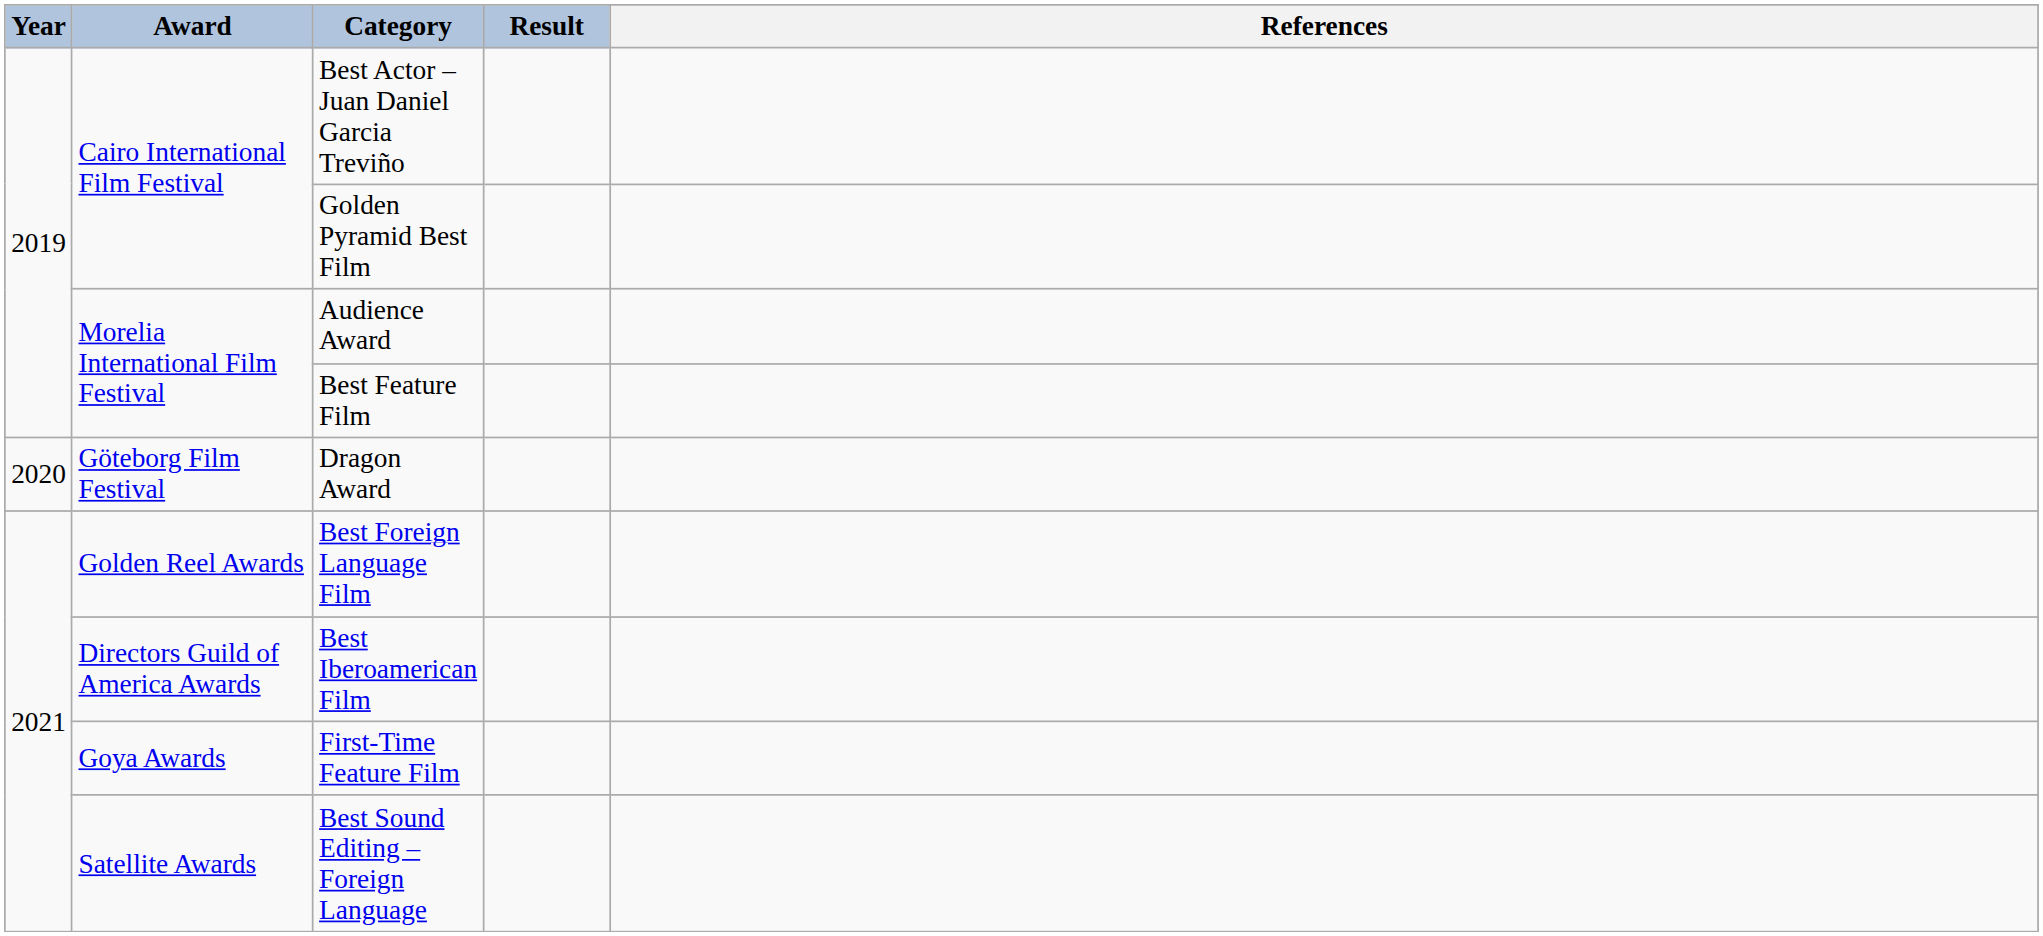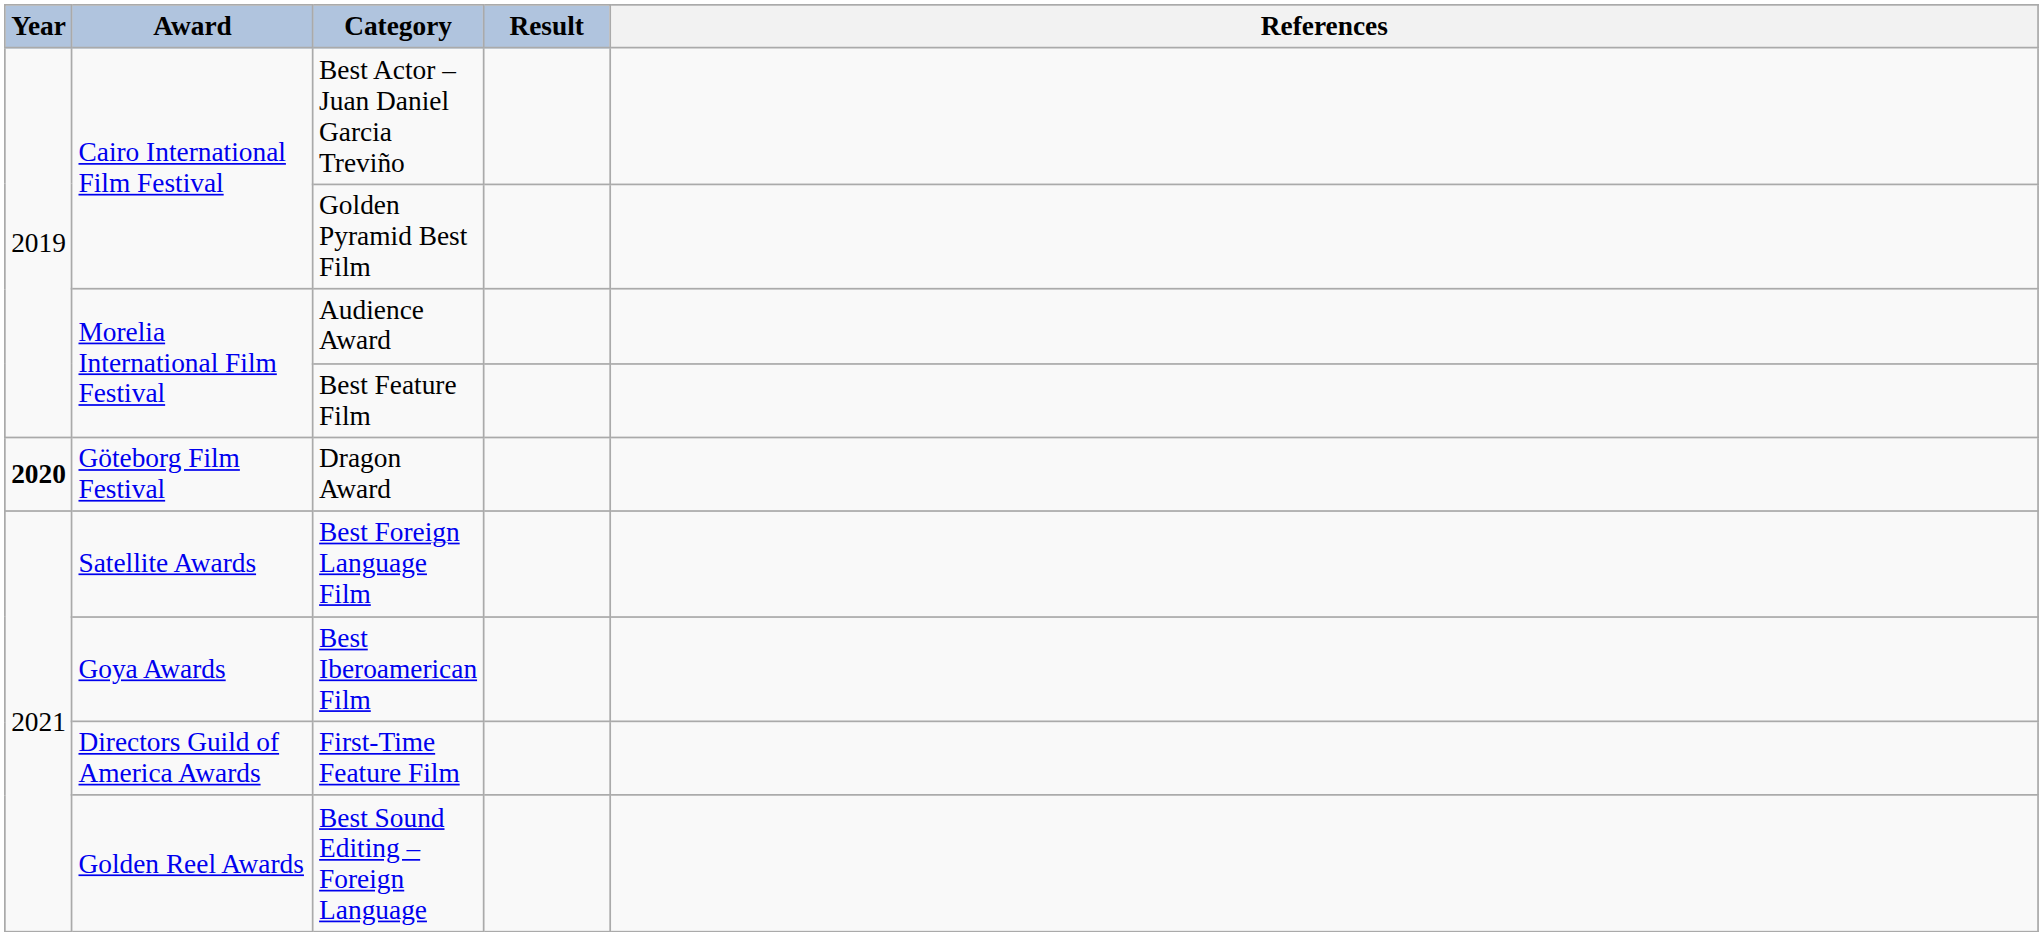(39, 474) normal -> (39, 474) bold
(191, 563) Golden Reel Awards -> (167, 563) Satellite Awards
(179, 668) Directors Guild of America Awards -> (152, 668) Goya Awards
(152, 758) Goya Awards -> (179, 758) Directors Guild of America Awards
(167, 863) Satellite Awards -> (191, 863) Golden Reel Awards
